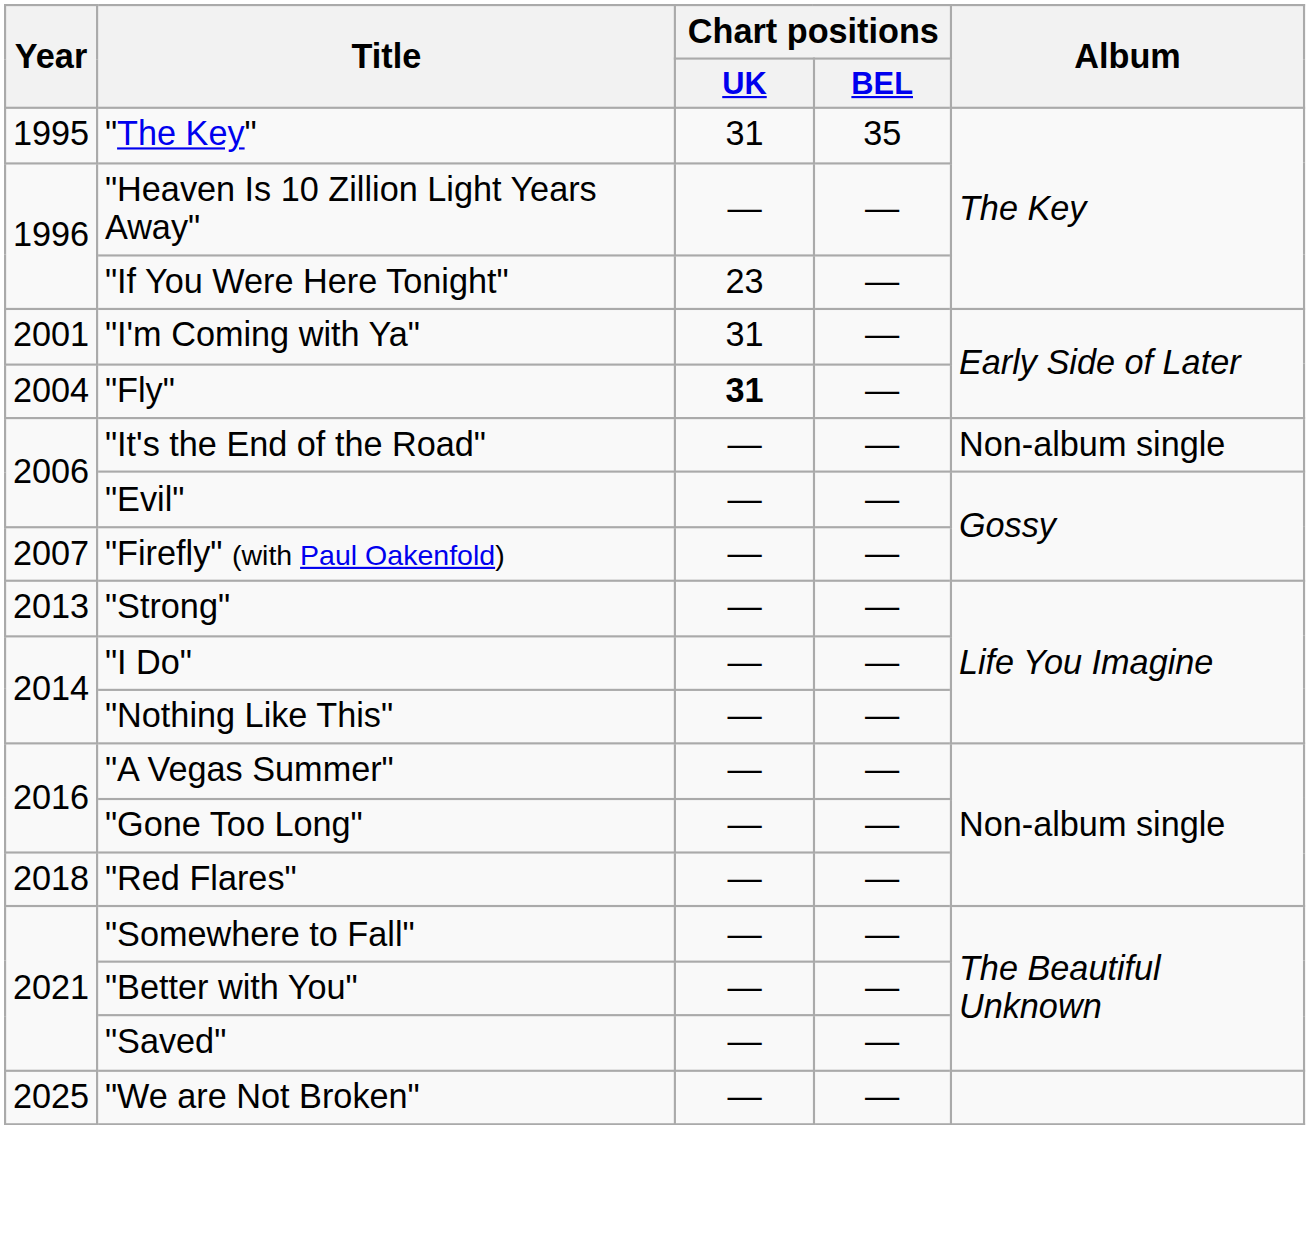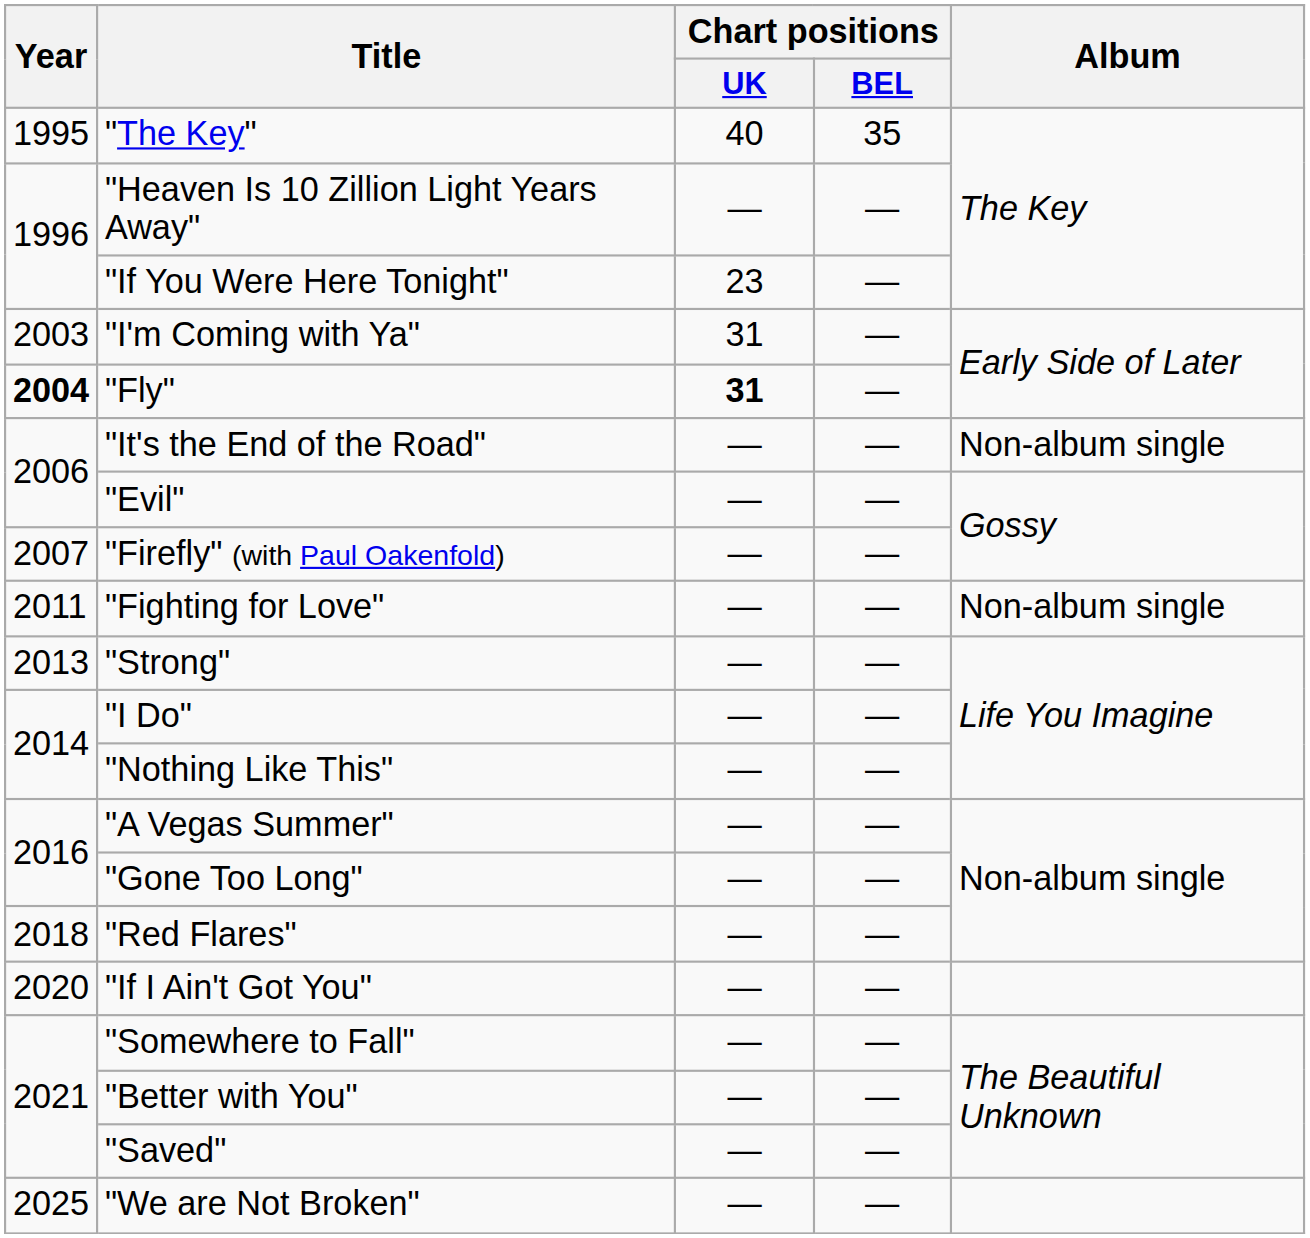(744, 134) 31 -> (744, 134) 40
(51, 336) 2001 -> (51, 336) 2003
(51, 390) normal -> (51, 390) bold
+ row: (245, 607)
+ row: (238, 987)
